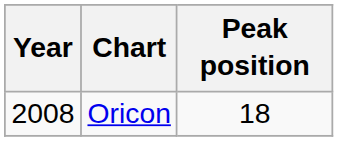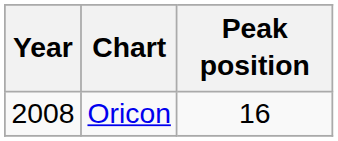(255, 113) 18 -> (255, 113) 16
